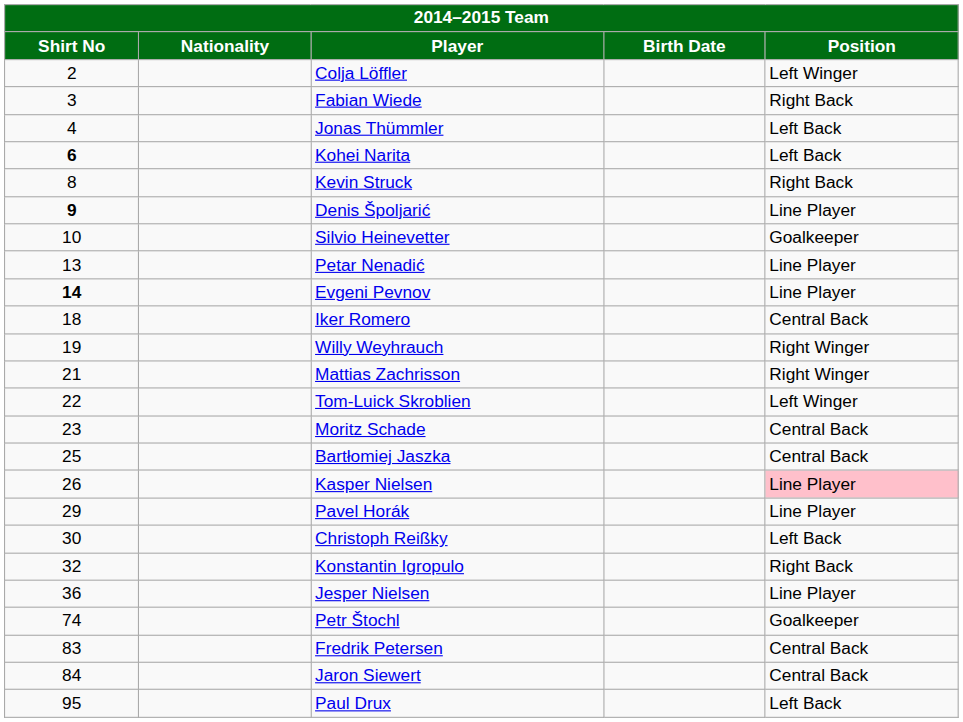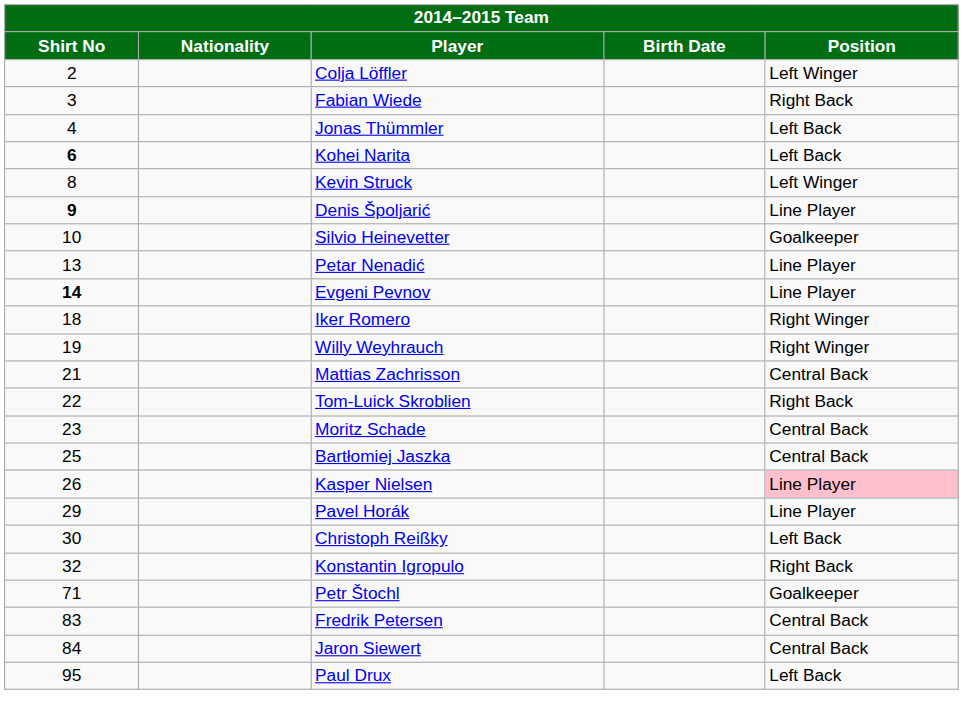(811, 182) Right Back -> (813, 182) Left Winger
(819, 319) Central Back -> (819, 319) Right Winger
(819, 374) Right Winger -> (819, 374) Central Back
(813, 401) Left Winger -> (811, 401) Right Back
- row: (372, 593)
(72, 621) 74 -> (72, 593) 71
